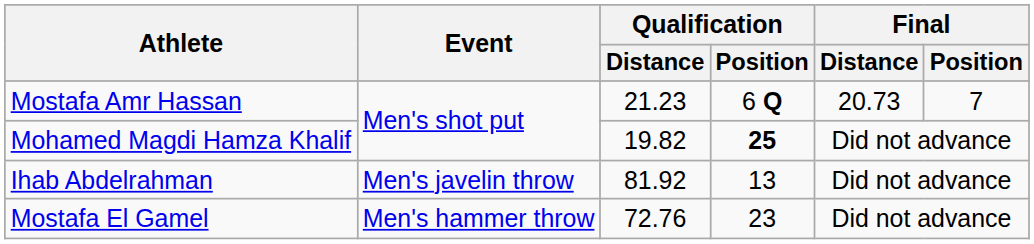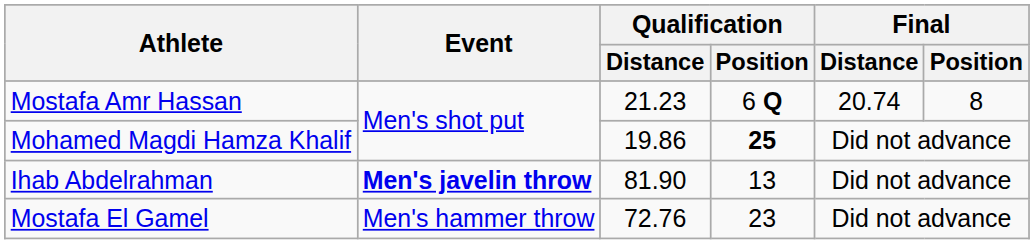(869, 101) 20.73 -> (869, 101) 20.74
(976, 101) 7 -> (976, 101) 8
(655, 141) 19.82 -> (655, 141) 19.86
(468, 180) normal -> (477, 180) bold
(655, 180) 81.92 -> (655, 180) 81.90
